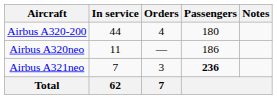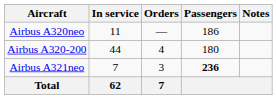rows swapped: (47, 31) <-> (47, 49)
